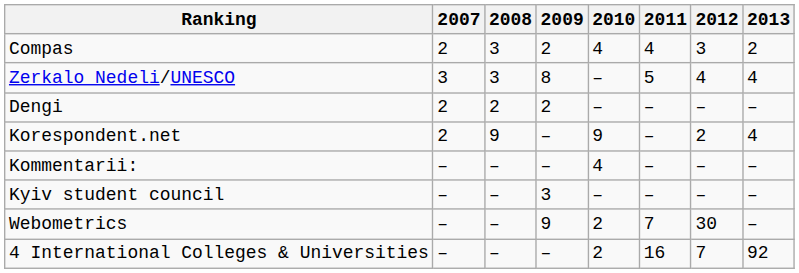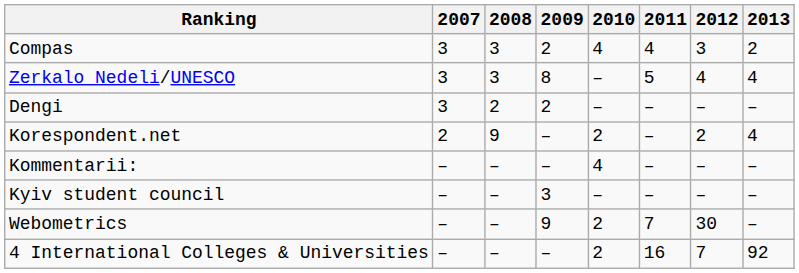(443, 49) 2 -> (443, 49) 3
(443, 107) 2 -> (443, 107) 3
(598, 136) 9 -> (598, 136) 2
